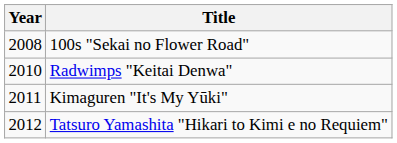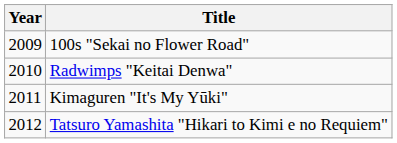(25, 44) 2008 -> (25, 44) 2009
